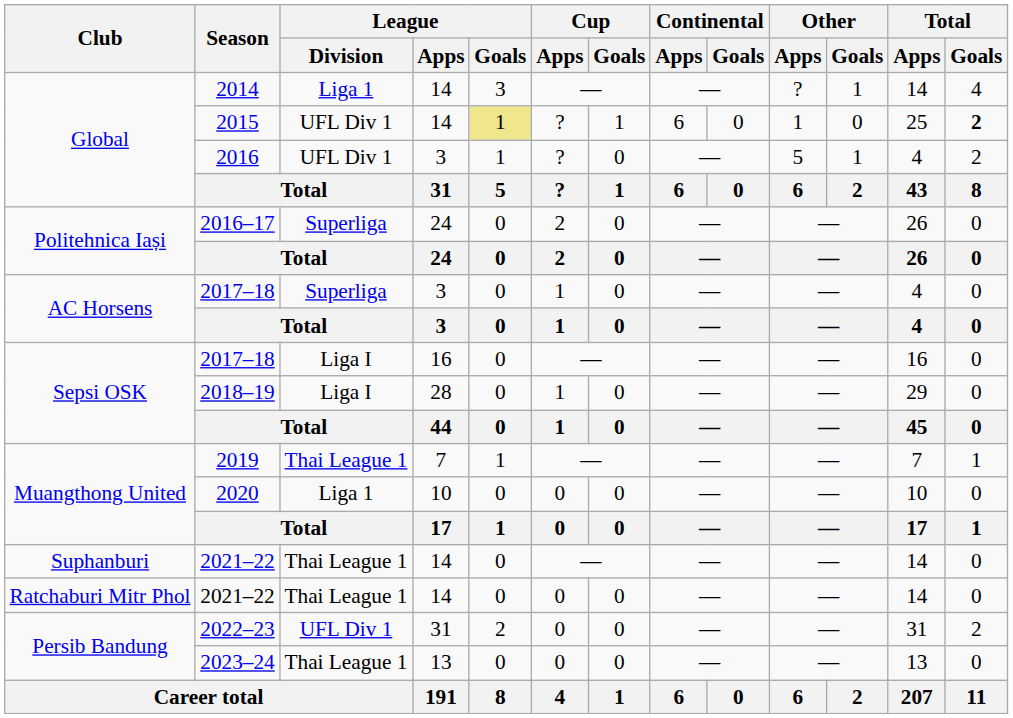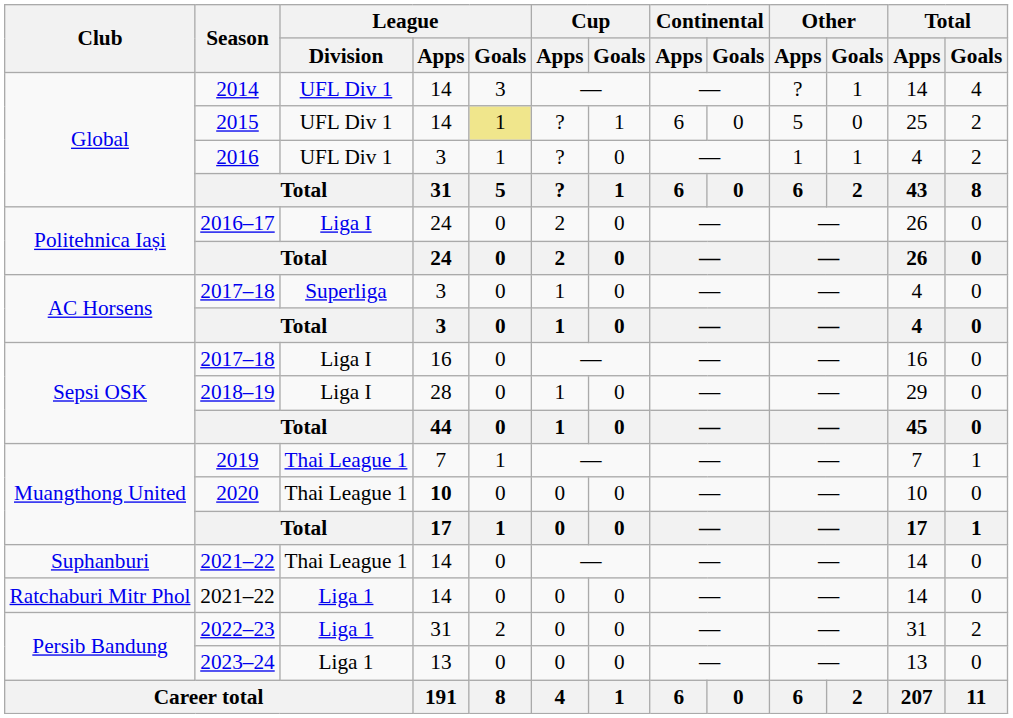(346, 88) Liga 1 -> (346, 88) UFL Div 1
(798, 122) 1 -> (798, 122) 5
(976, 122) bold -> (976, 122) normal
(798, 156) 5 -> (798, 156) 1
(346, 223) Superliga -> (346, 223) Liga I
(346, 493) Liga 1 -> (346, 493) Thai League 1
(441, 493) normal -> (441, 493) bold
(346, 595) Thai League 1 -> (346, 595) Liga 1
(346, 628) UFL Div 1 -> (346, 628) Liga 1
(346, 662) Thai League 1 -> (346, 662) Liga 1
